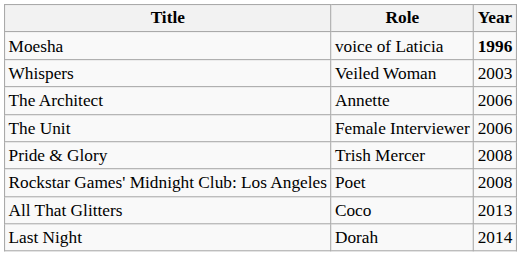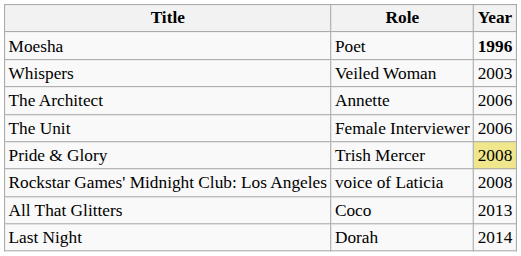(389, 45) voice of Laticia -> (350, 45) Poet
(495, 155) no background -> (495, 155) khaki background
(350, 182) Poet -> (389, 182) voice of Laticia
